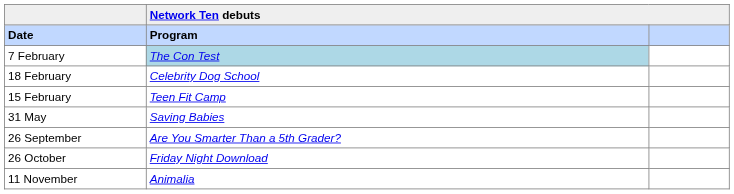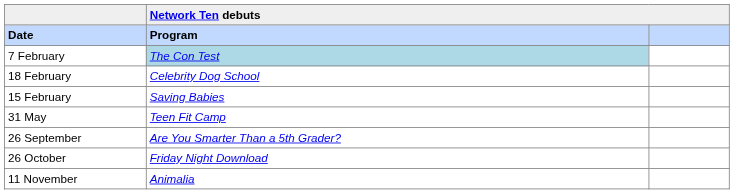(188, 97) Teen Fit Camp -> (187, 97) Saving Babies
(187, 117) Saving Babies -> (188, 117) Teen Fit Camp
